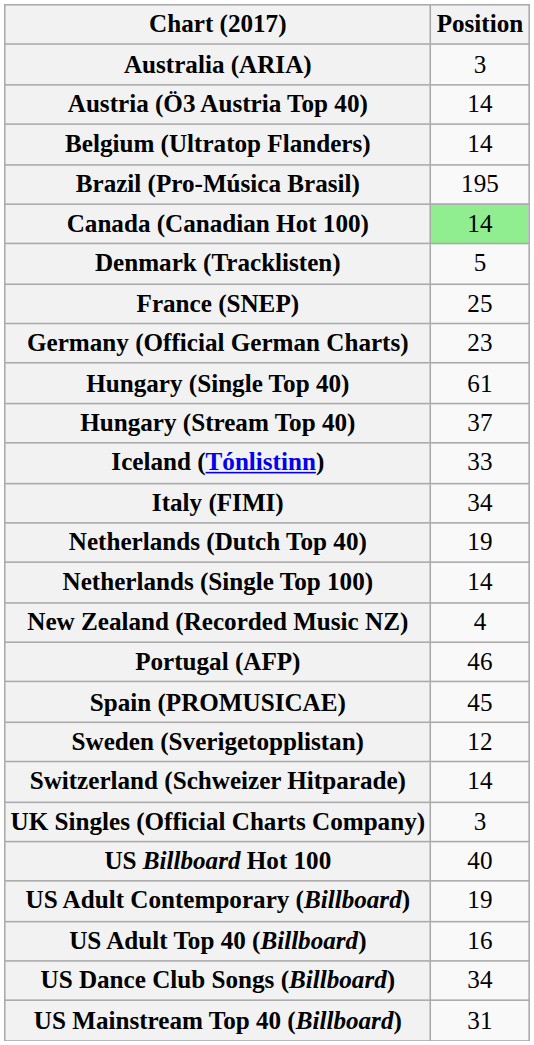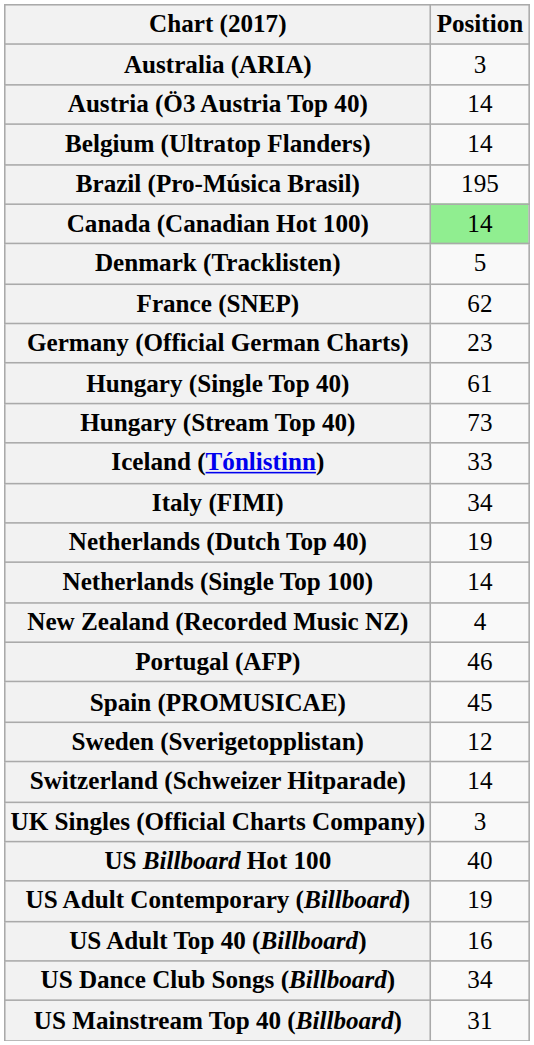(480, 303) 25 -> (480, 303) 62
(480, 422) 37 -> (480, 422) 73
